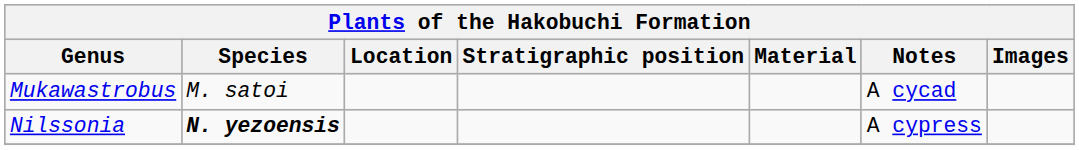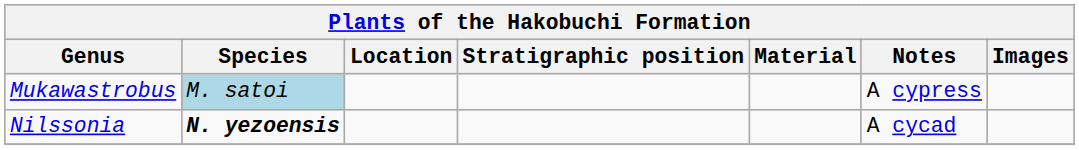(238, 92) no background -> (238, 92) lightblue background
(912, 92) A cycad -> (924, 92) A cypress
(924, 126) A cypress -> (912, 126) A cycad
